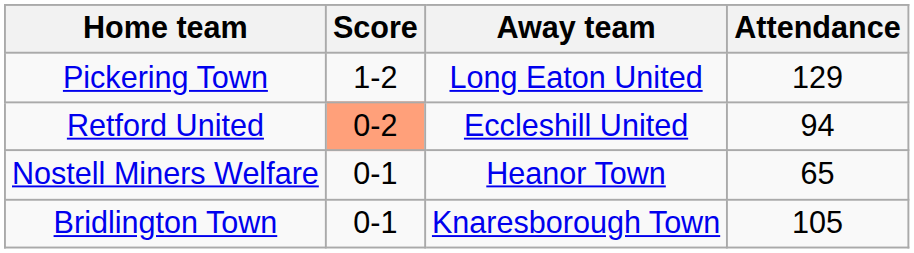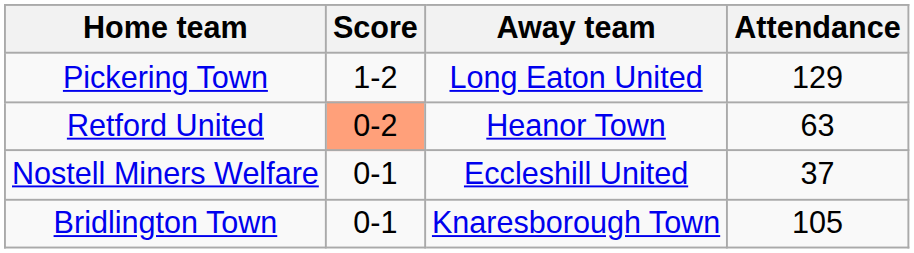(576, 125) Eccleshill United -> (576, 125) Heanor Town
(817, 125) 94 -> (817, 125) 63
(576, 174) Heanor Town -> (576, 174) Eccleshill United
(817, 174) 65 -> (817, 174) 37
